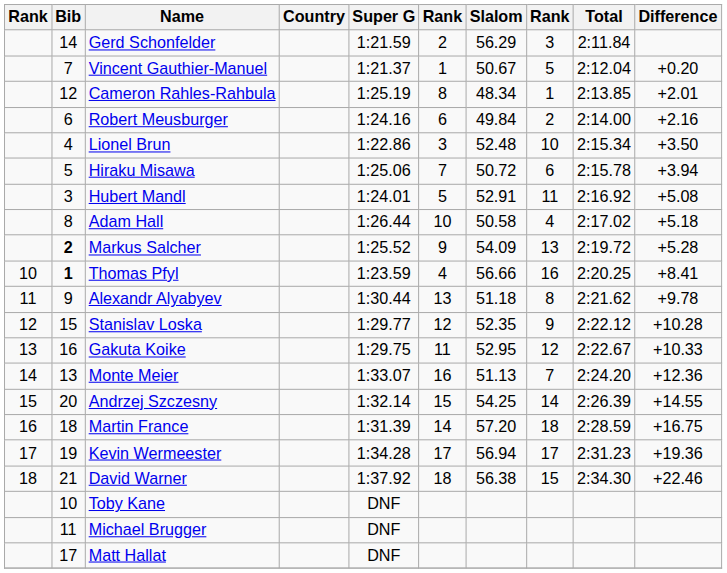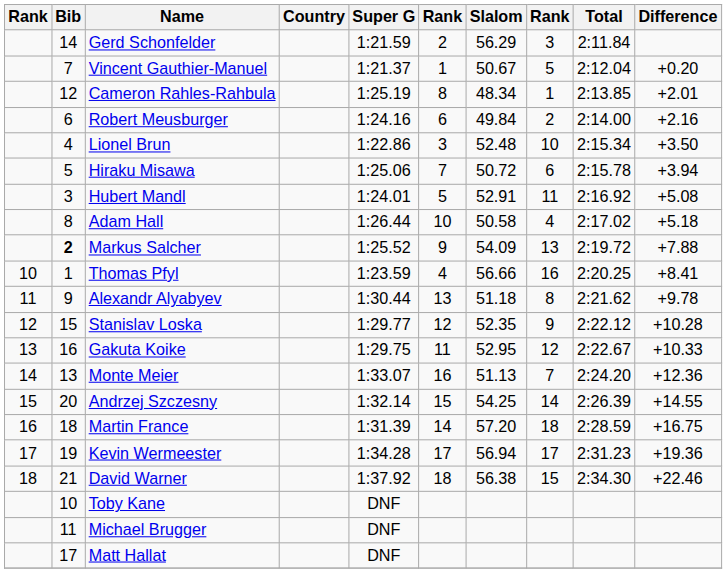(678, 247) +5.28 -> (678, 247) +7.88
(68, 273) bold -> (68, 273) normal
